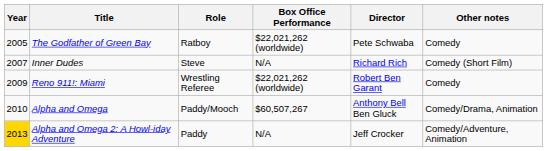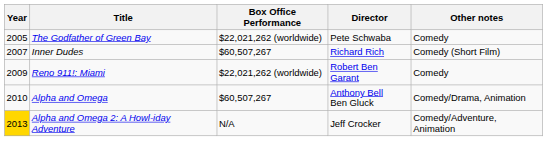- column: (216, 17)
(263, 63) N/A -> (245, 52) $60,507,267
